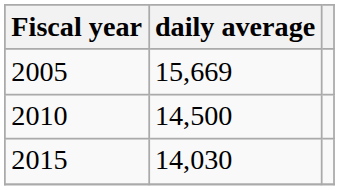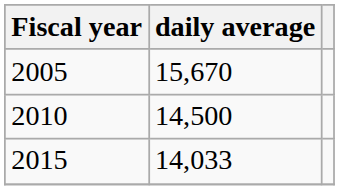(194, 71) 15,669 -> (194, 71) 15,670
(194, 160) 14,030 -> (194, 160) 14,033
